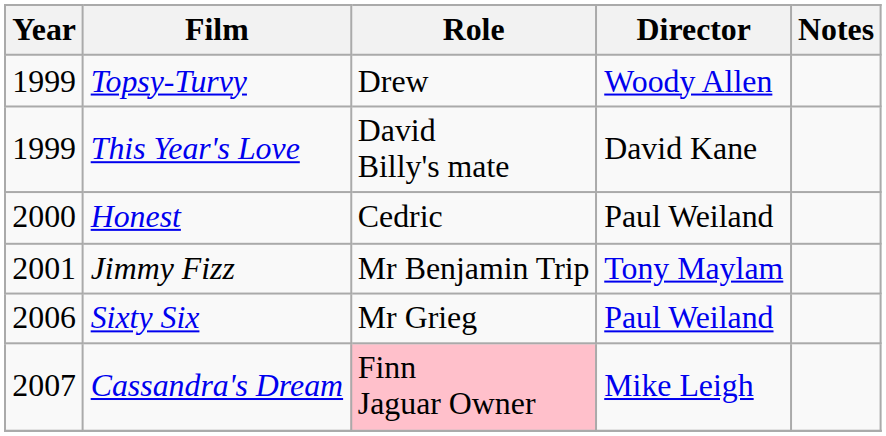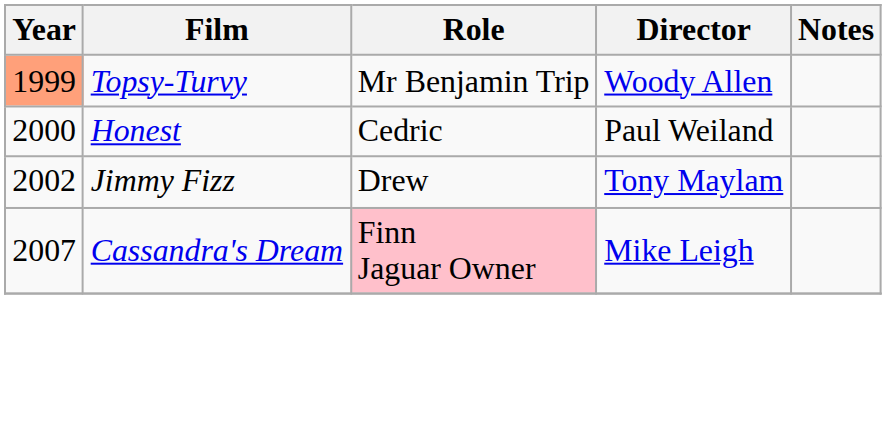(44, 80) no background -> (44, 80) lightsalmon background
(393, 80) Drew -> (474, 80) Mr Benjamin Trip
- row: (195, 148)
(44, 267) 2001 -> (44, 181) 2002
(474, 267) Mr Benjamin Trip -> (393, 181) Drew
- row: (145, 318)
